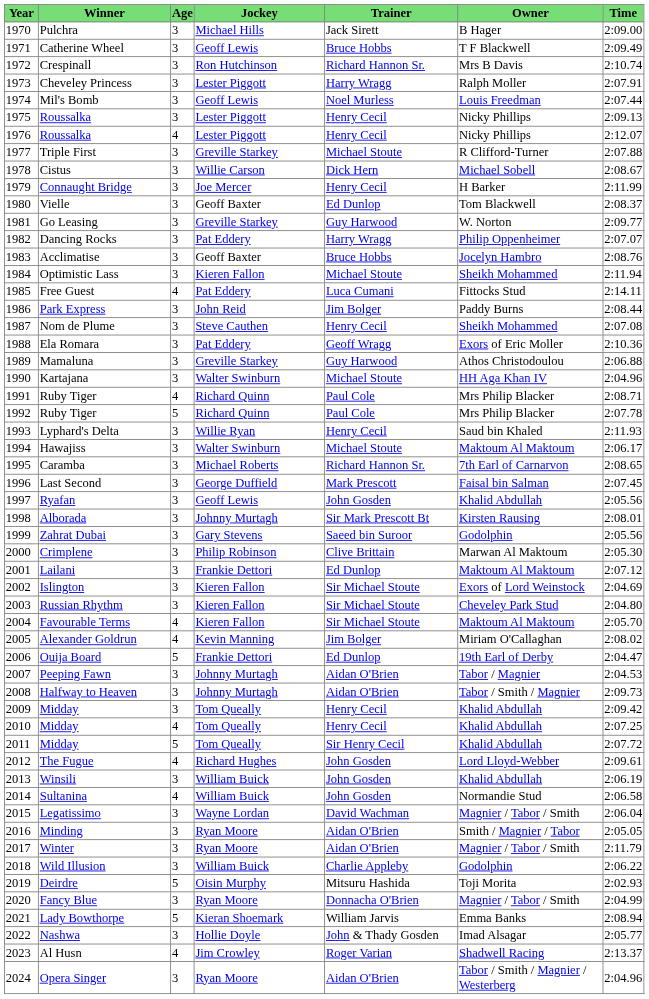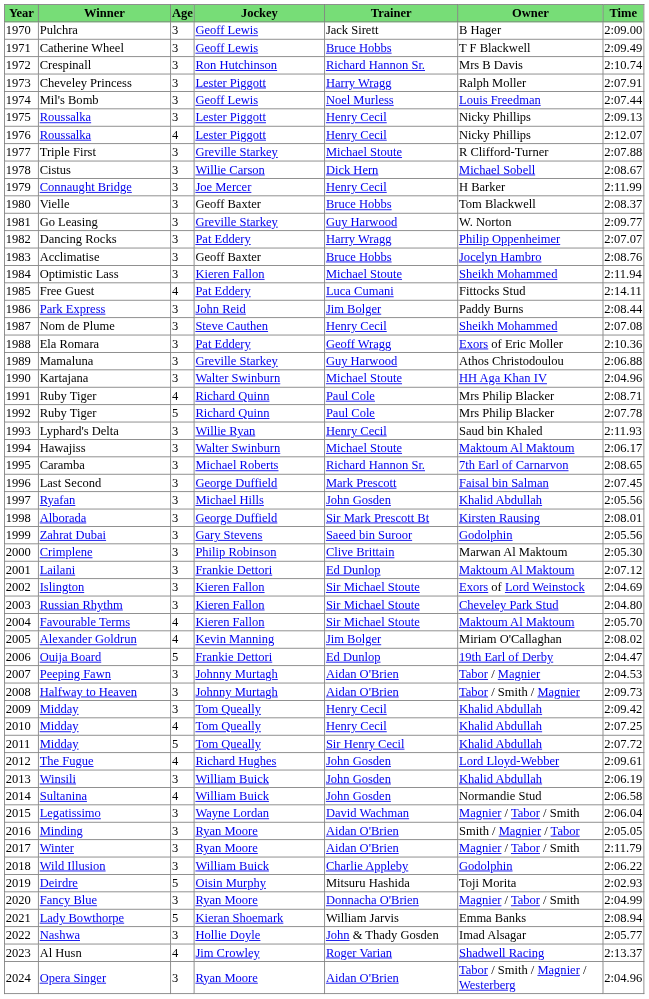(230, 30) Michael Hills -> (227, 30) Geoff Lewis
(353, 204) Ed Dunlop -> (359, 204) Bruce Hobbs
(227, 500) Geoff Lewis -> (230, 500) Michael Hills
(237, 517) Johnny Murtagh -> (236, 517) George Duffield
